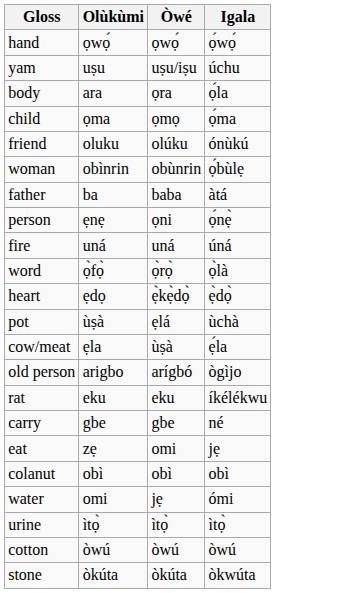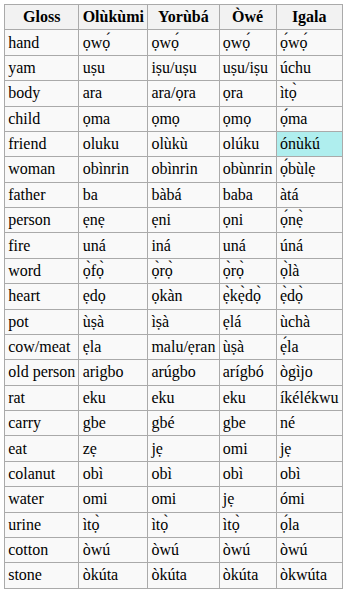+ column: (183, 17)
(218, 93) ọ́la -> (288, 93) ìtọ̀
(229, 144) no background -> (300, 144) paleturquoise background
(217, 524) ìtọ̀ -> (290, 524) ọ́la
